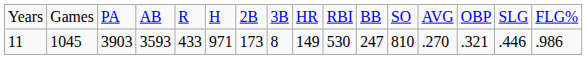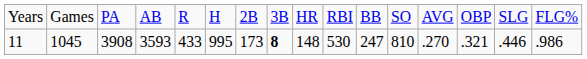(117, 41) 3903 -> (117, 41) 3908
(221, 41) 971 -> (221, 41) 995
(274, 41) normal -> (274, 41) bold
(308, 41) 149 -> (308, 41) 148
